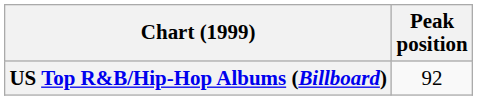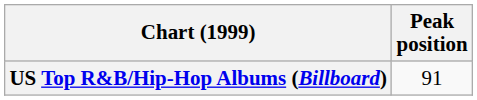(432, 77) 92 -> (432, 77) 91
